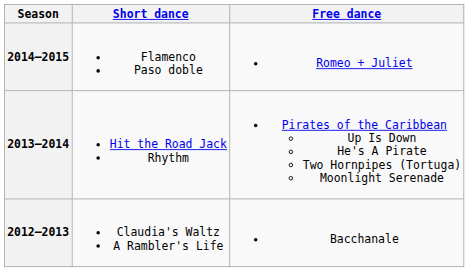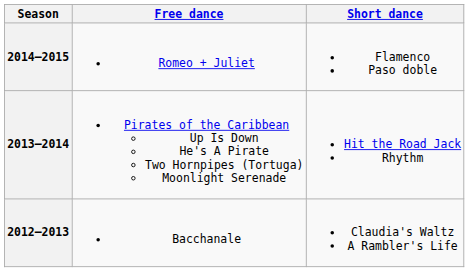columns swapped: (151, 14) <-> (347, 14)
